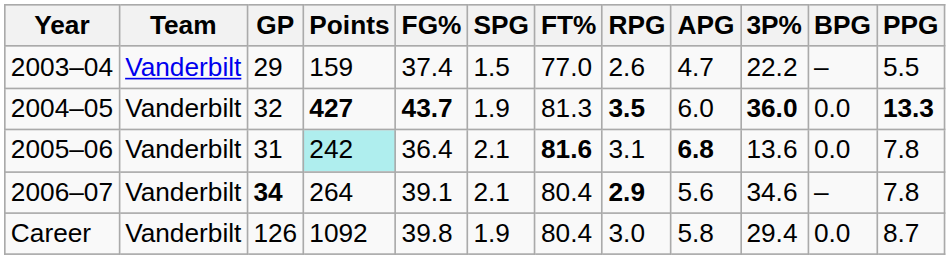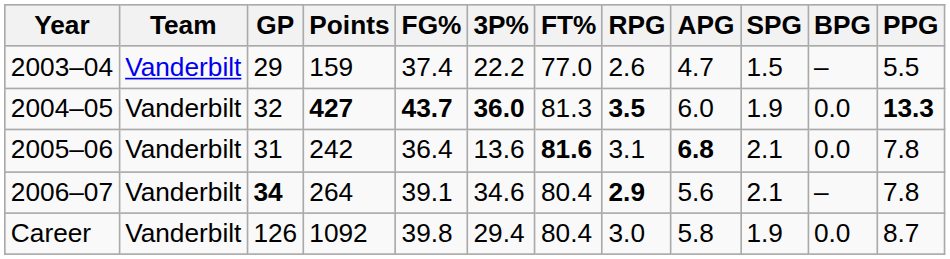columns swapped: (774, 25) <-> (501, 25)
(331, 150) paleturquoise background -> (331, 150) no background
